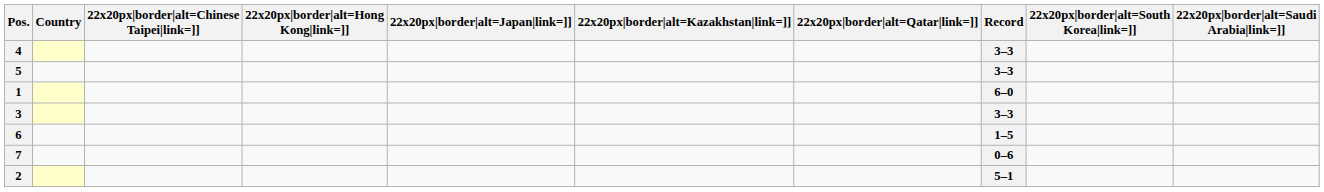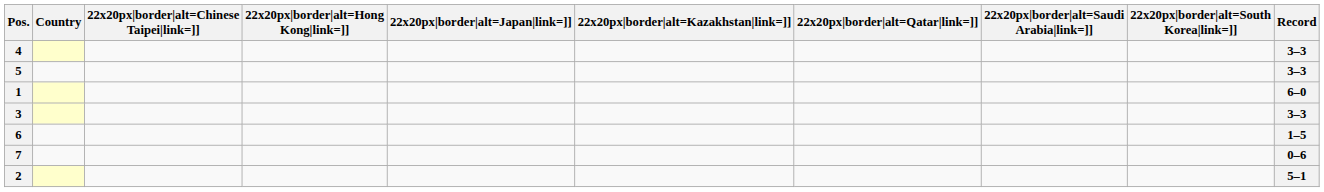columns swapped: (1246, 22) <-> (1004, 22)
